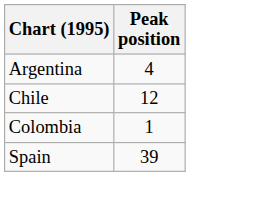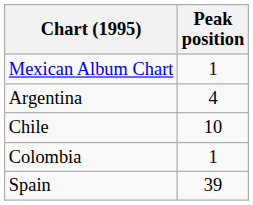+ row: (91, 68)
(149, 98) 12 -> (213, 127) 10
